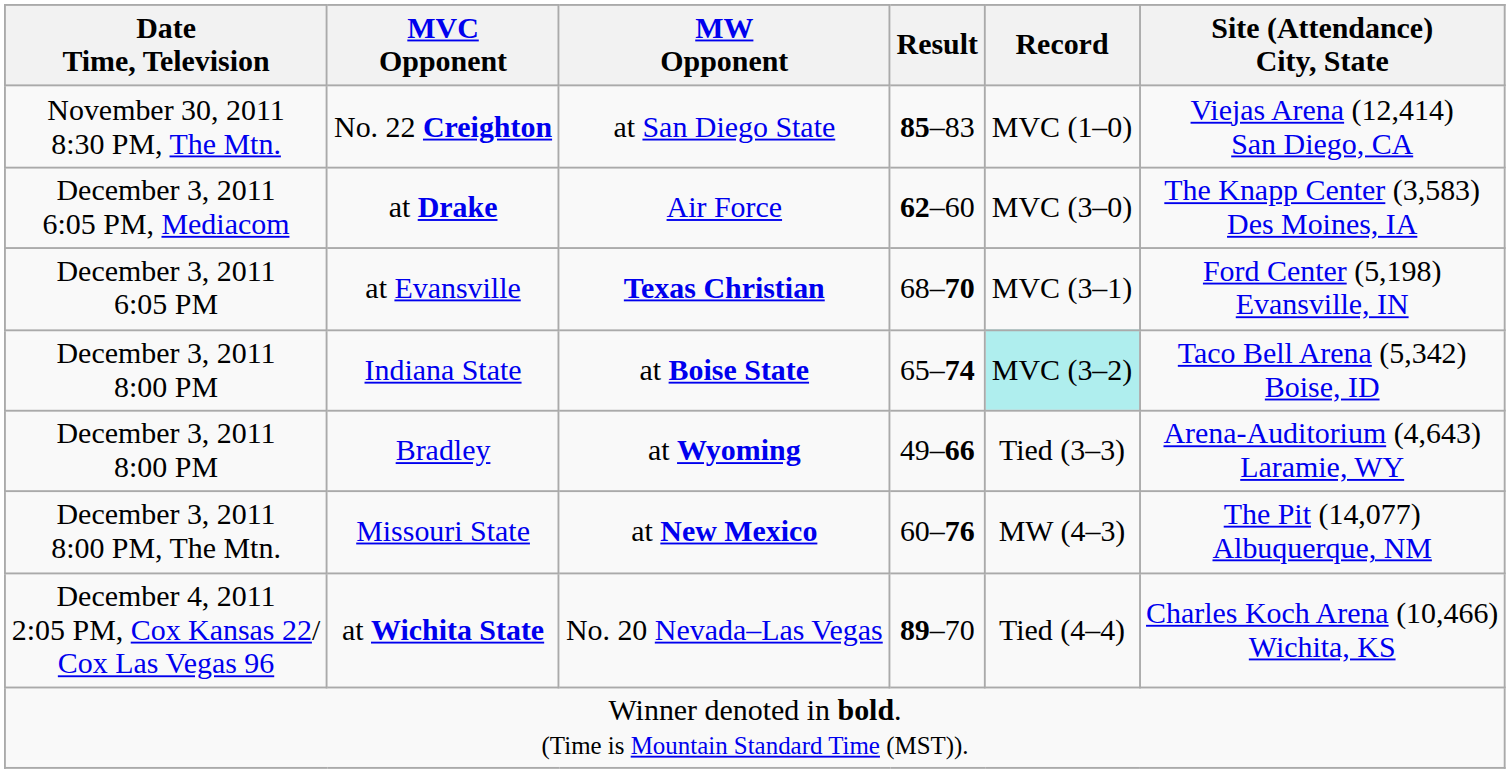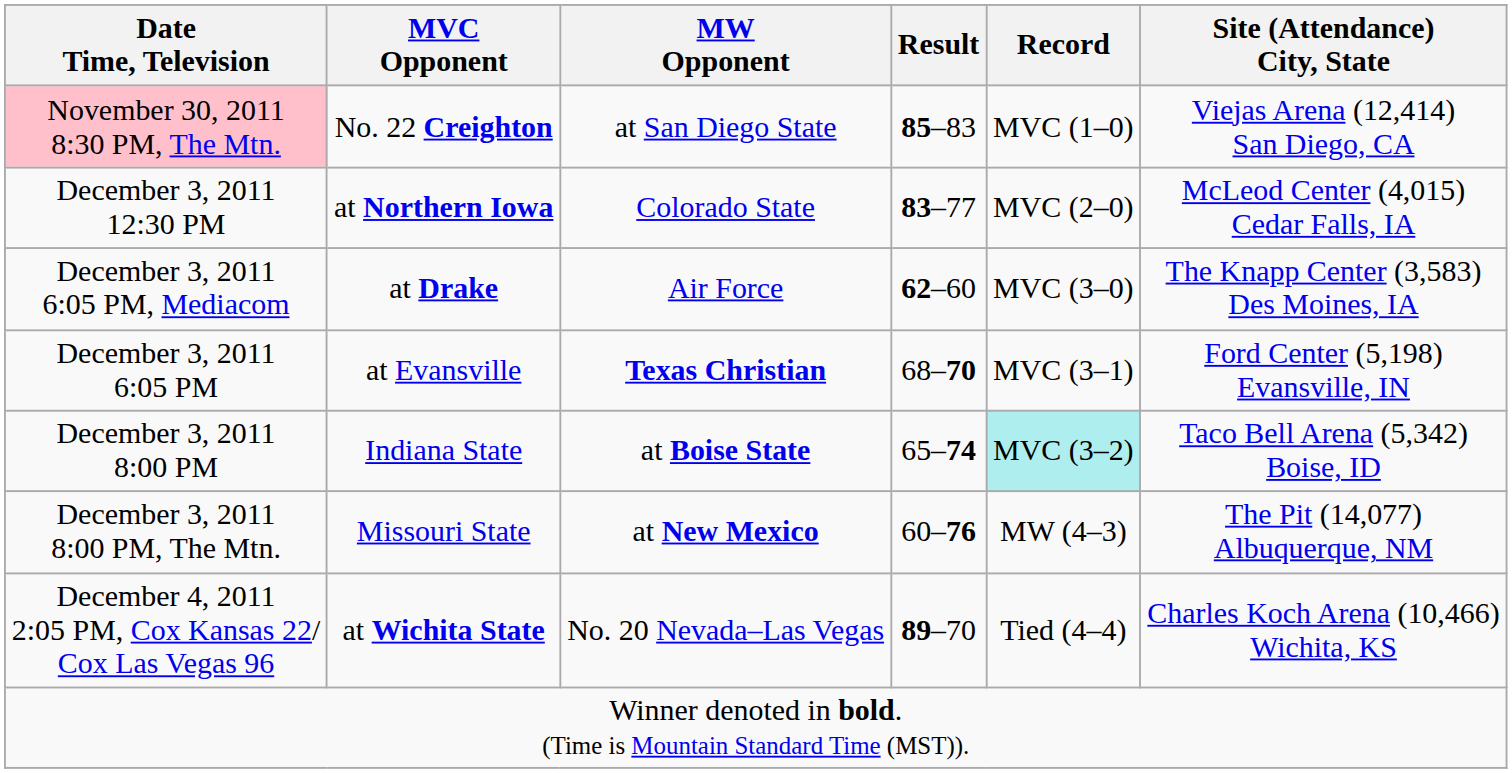(166, 126) no background -> (166, 126) pink background
+ row: (444, 207)
- row: (443, 450)
